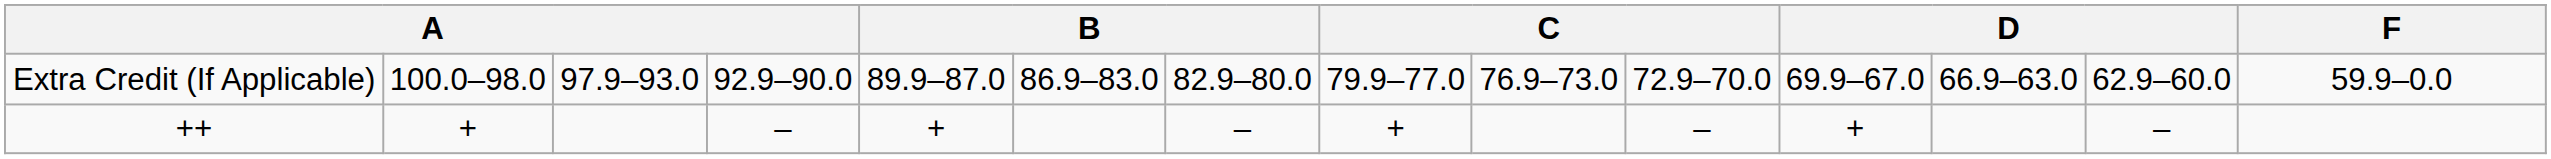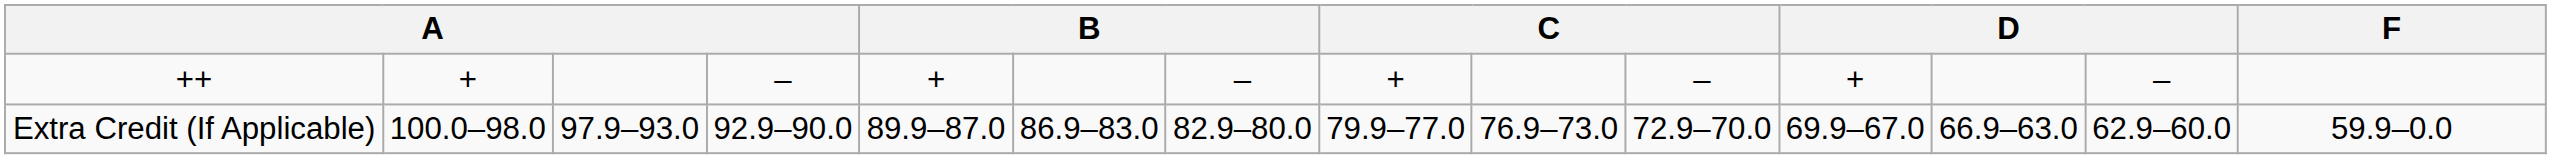rows swapped: (194, 128) <-> (194, 78)
